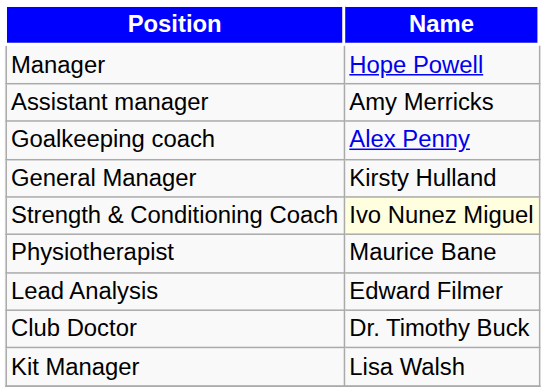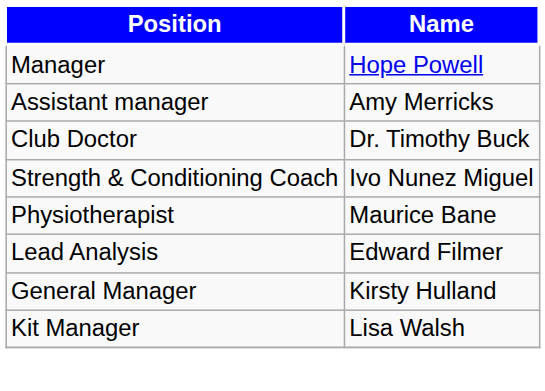- row: (113, 139)
rows swapped: (104, 177) <-> (74, 328)
(441, 215) lightyellow background -> (441, 177) no background
